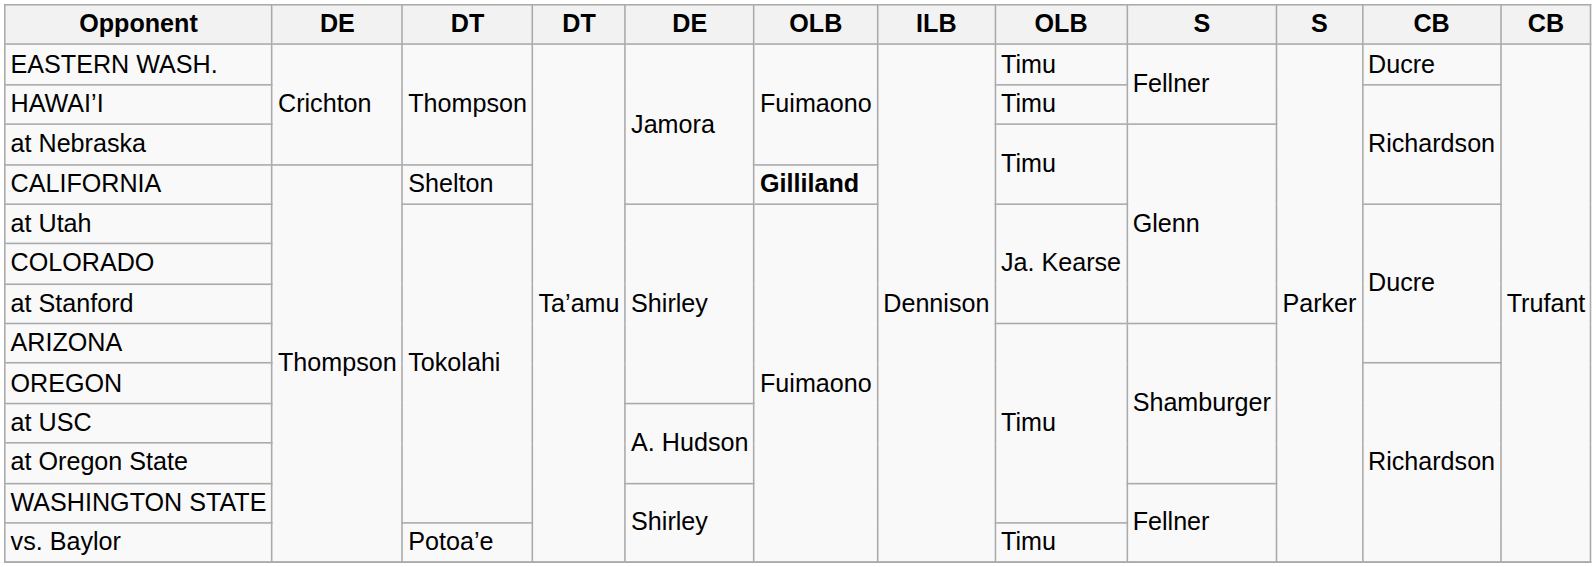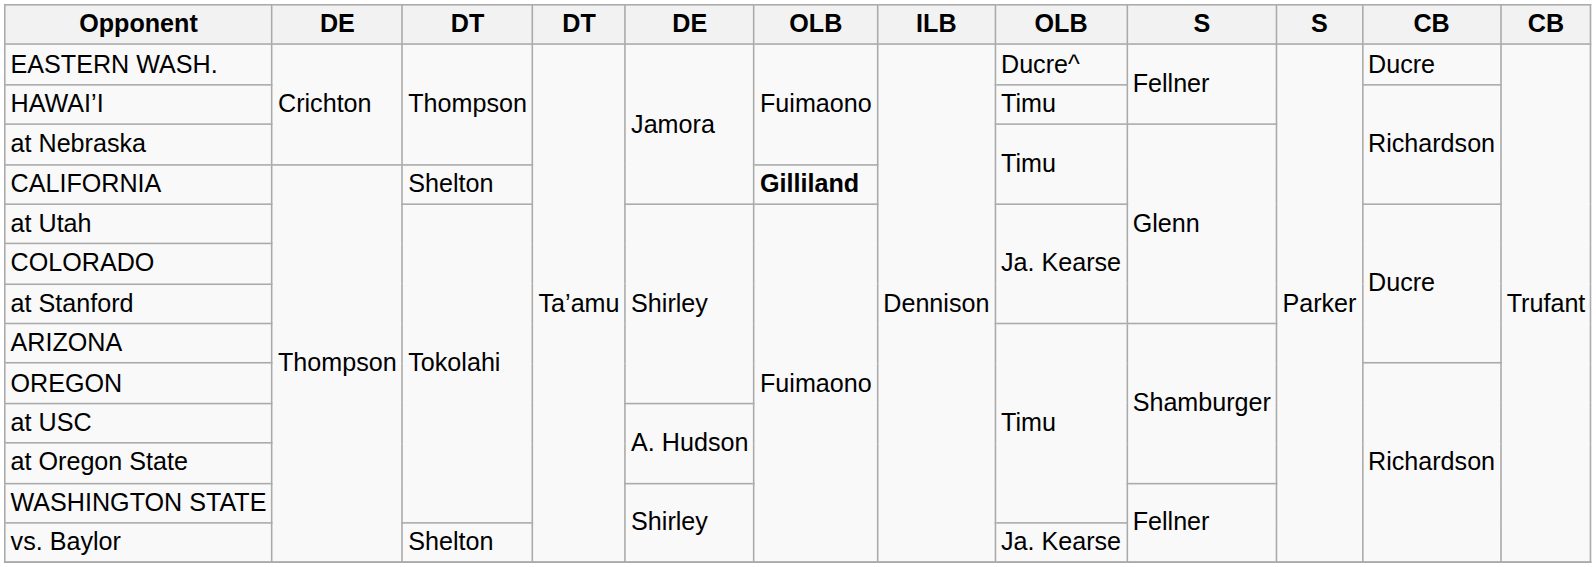(1028, 64) Timu -> (1040, 64) Ducre^
(451, 542) Potoa’e -> (451, 542) Shelton
(1028, 542) Timu -> (1061, 542) Ja. Kearse
